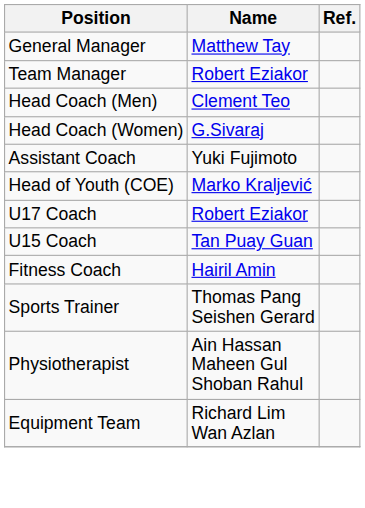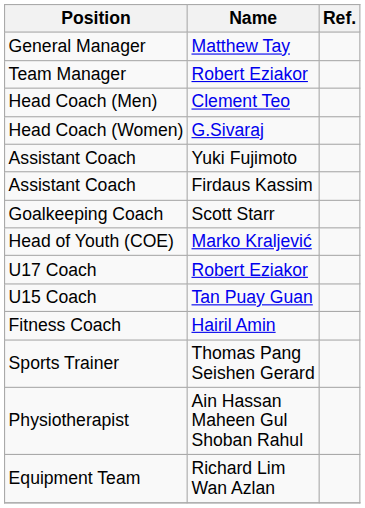+ row: (72, 185)
+ row: (86, 213)
